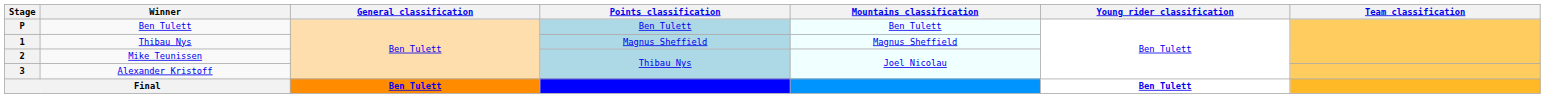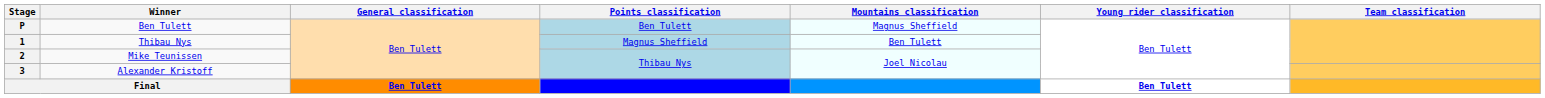(915, 26) Ben Tulett -> (915, 26) Magnus Sheffield
(915, 41) Magnus Sheffield -> (915, 41) Ben Tulett
